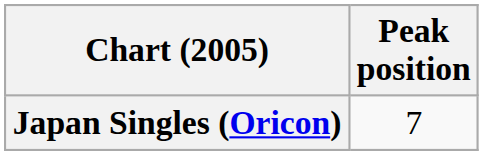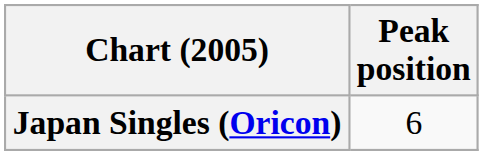(414, 122) 7 -> (414, 122) 6
